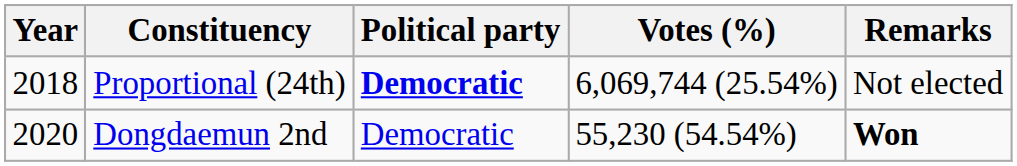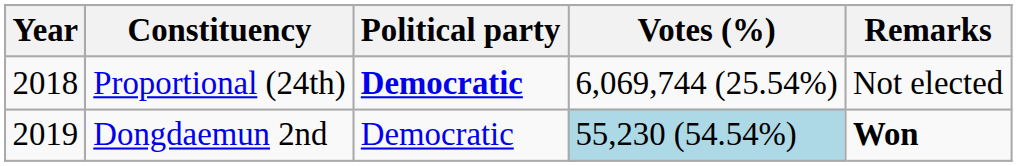(45, 134) 2020 -> (45, 134) 2019
(686, 134) no background -> (686, 134) lightblue background
